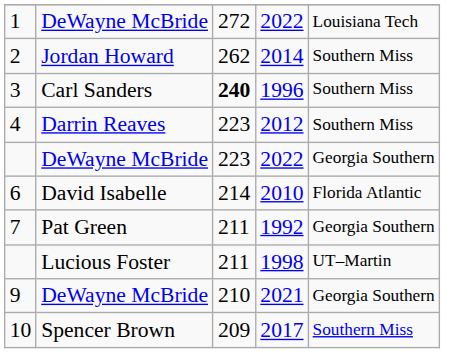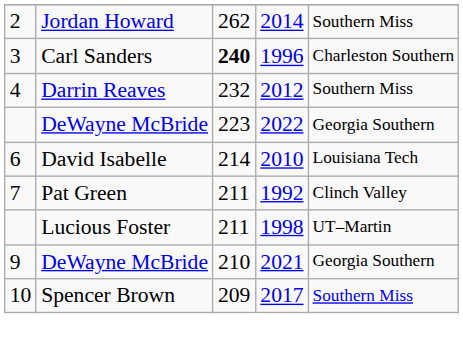- row: (15, 21)
(363, 90) Southern Miss -> (383, 55) Charleston Southern
(234, 124) 223 -> (234, 90) 232
(367, 192) Florida Atlantic -> (365, 158) Louisiana Tech
(374, 227) Georgia Southern -> (360, 192) Clinch Valley
